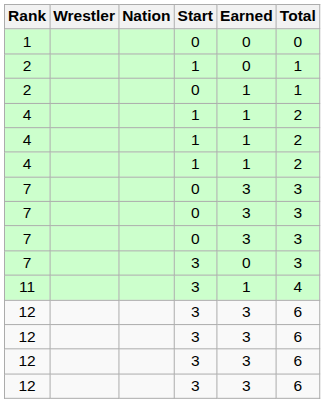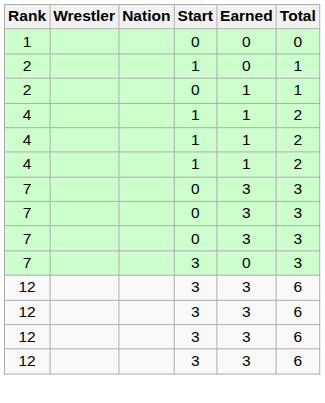- row: (27, 287)
